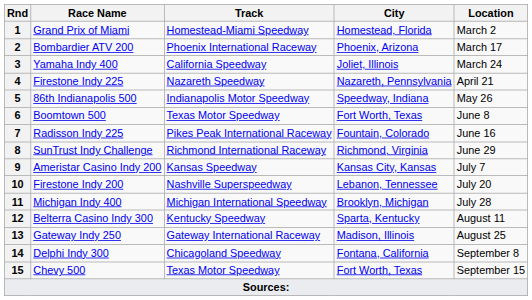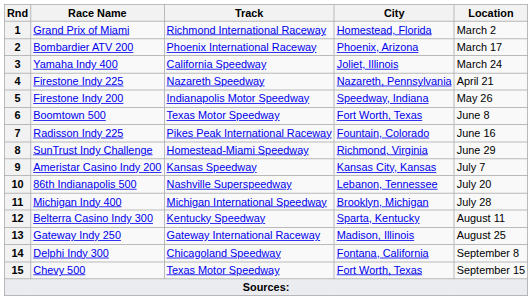(238, 30) Homestead-Miami Speedway -> (246, 30) Richmond International Raceway
(85, 98) 86th Indianapolis 500 -> (78, 98) Firestone Indy 200
(246, 150) Richmond International Raceway -> (238, 150) Homestead-Miami Speedway
(78, 184) Firestone Indy 200 -> (85, 184) 86th Indianapolis 500
